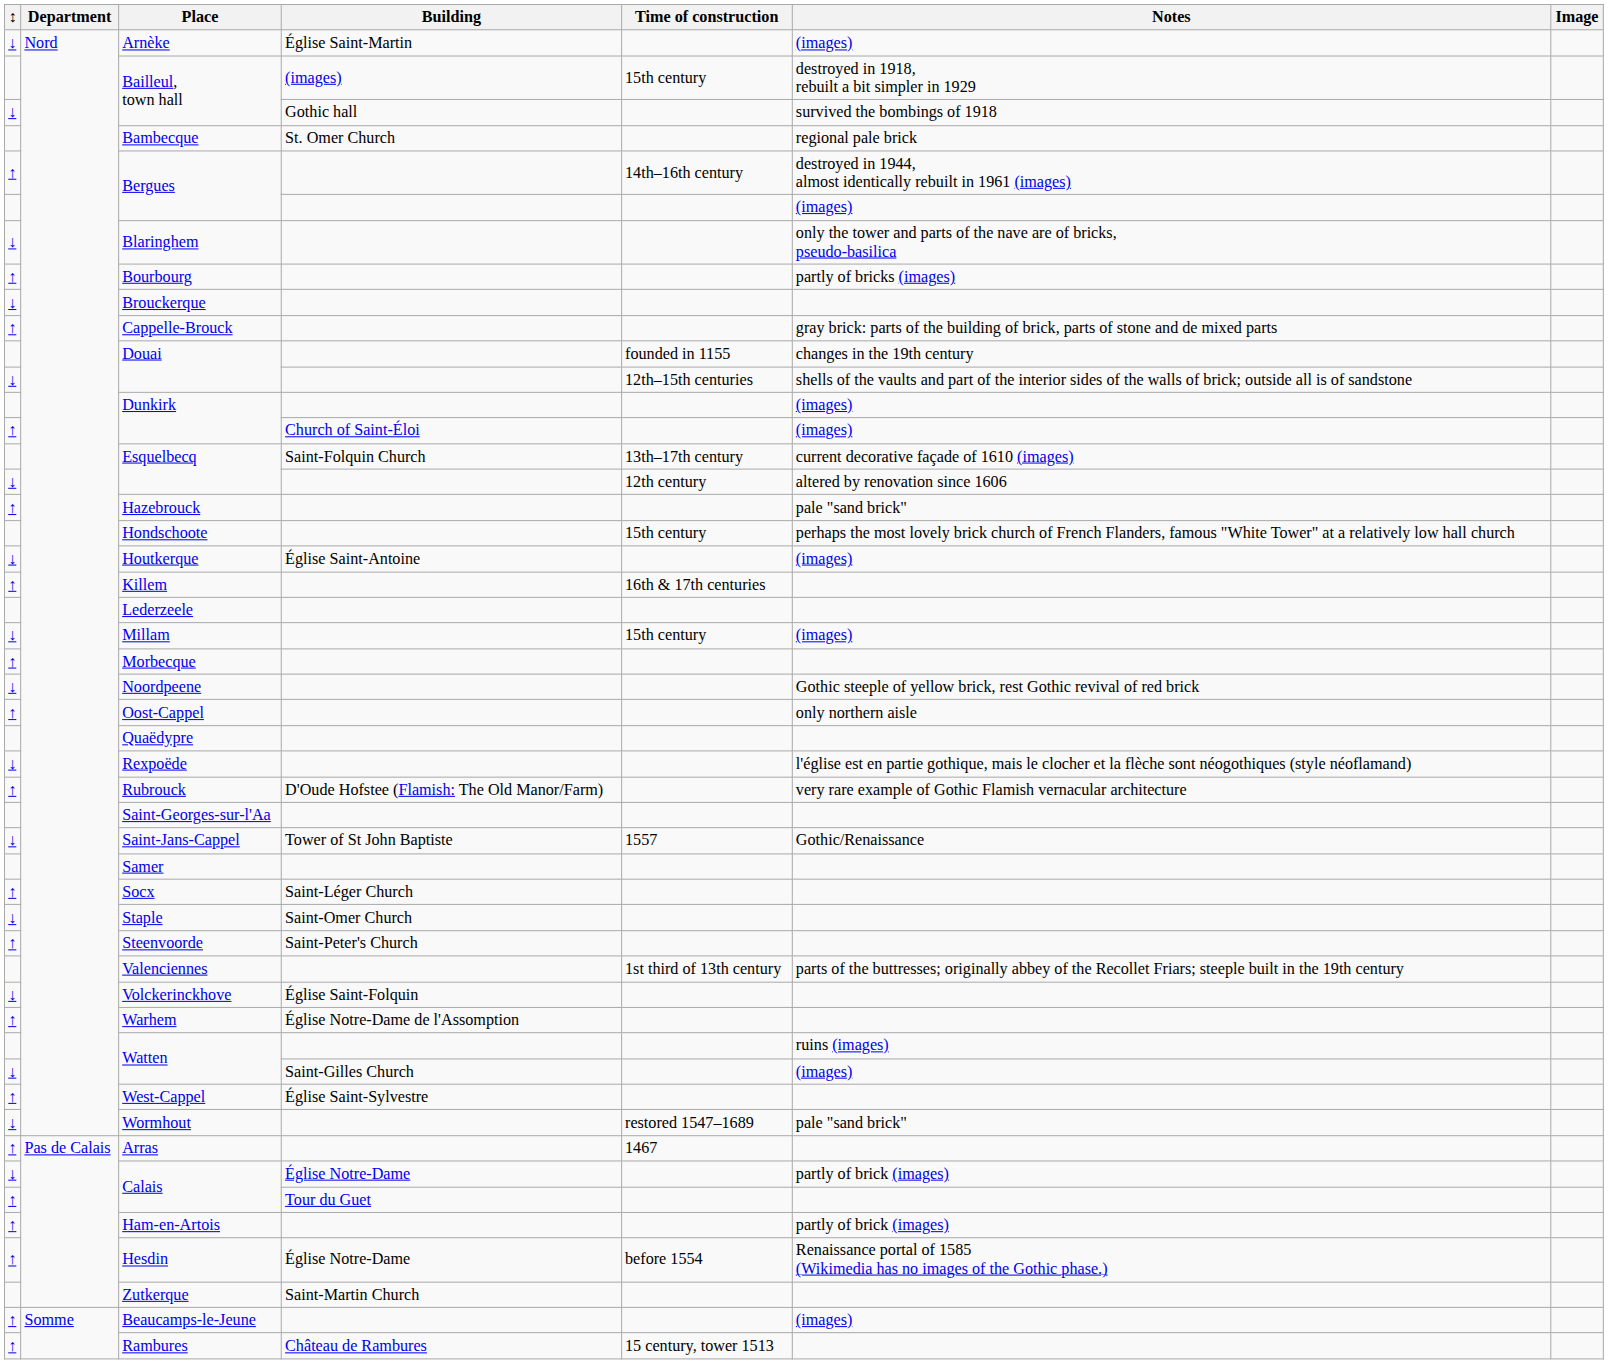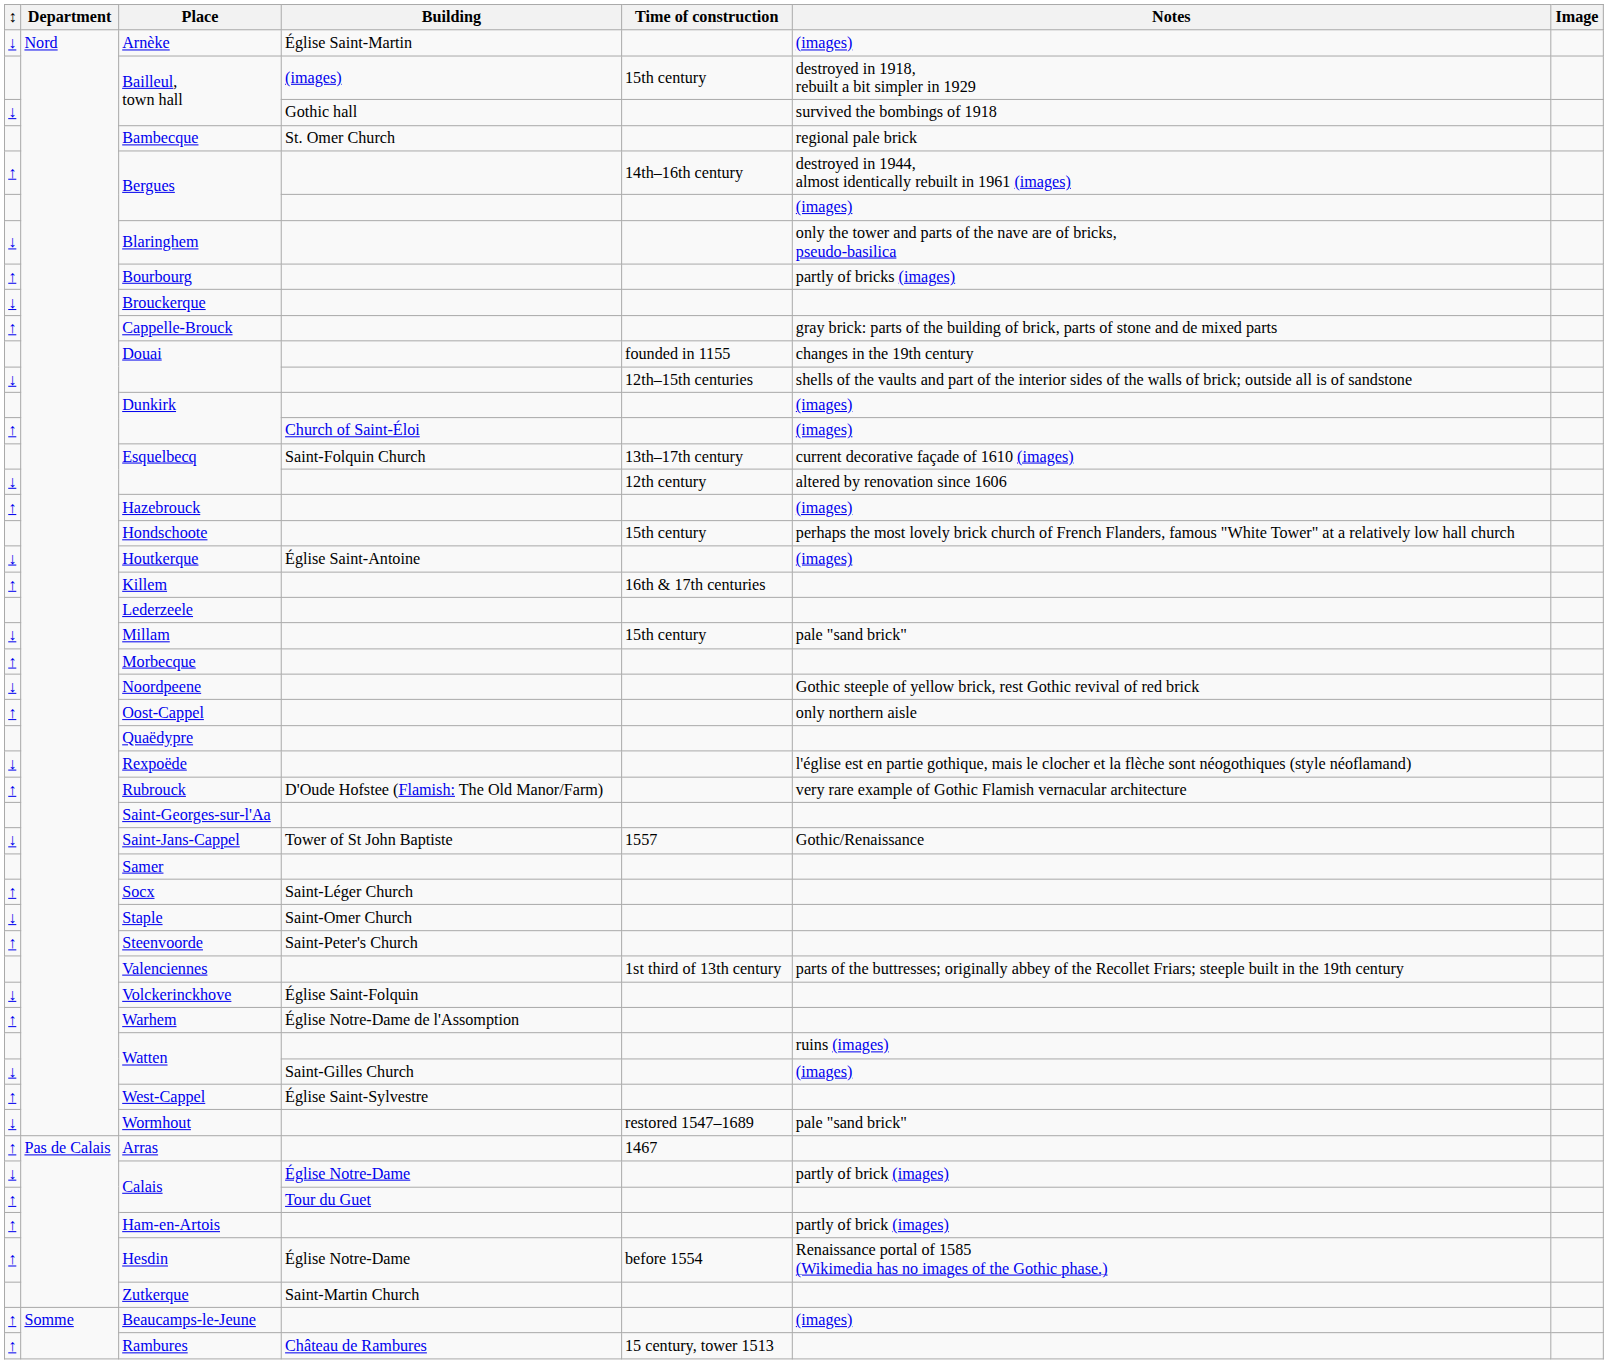(851, 507) pale "sand brick" -> (824, 507) (images)
(824, 635) (images) -> (851, 635) pale "sand brick"
